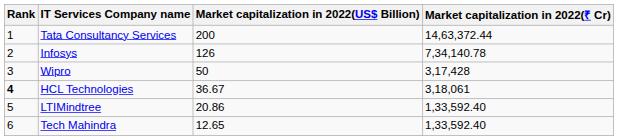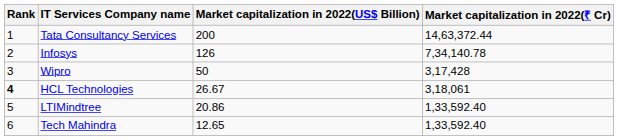(210, 89) 36.67 -> (210, 89) 26.67
